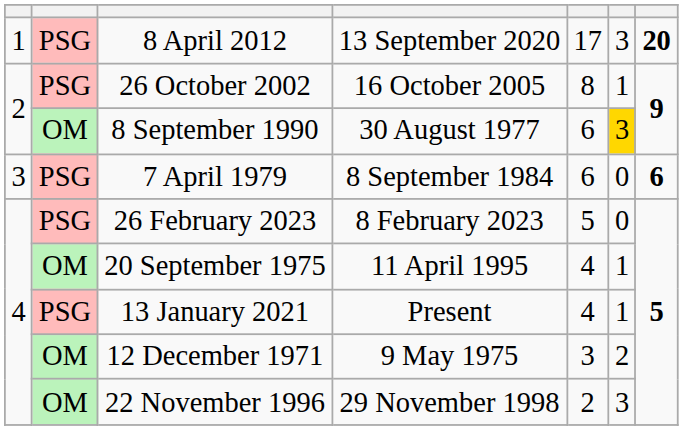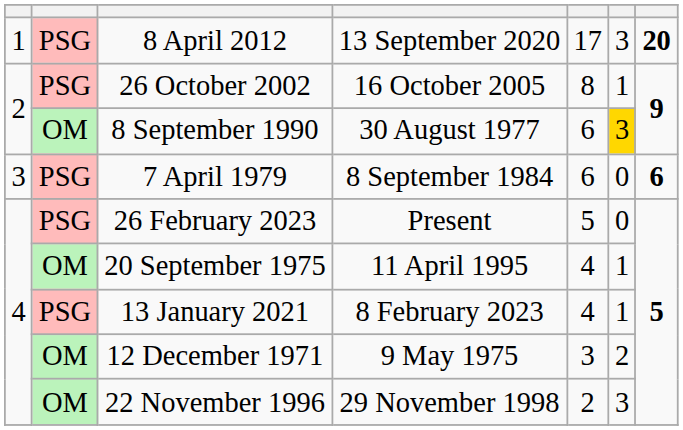(450, 220) 8 February 2023 -> (450, 220) Present
(450, 311) Present -> (450, 311) 8 February 2023
